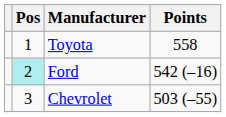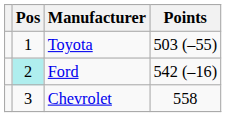(185, 44) 558 -> (185, 44) 503 (–55)
(185, 98) 503 (–55) -> (185, 98) 558
